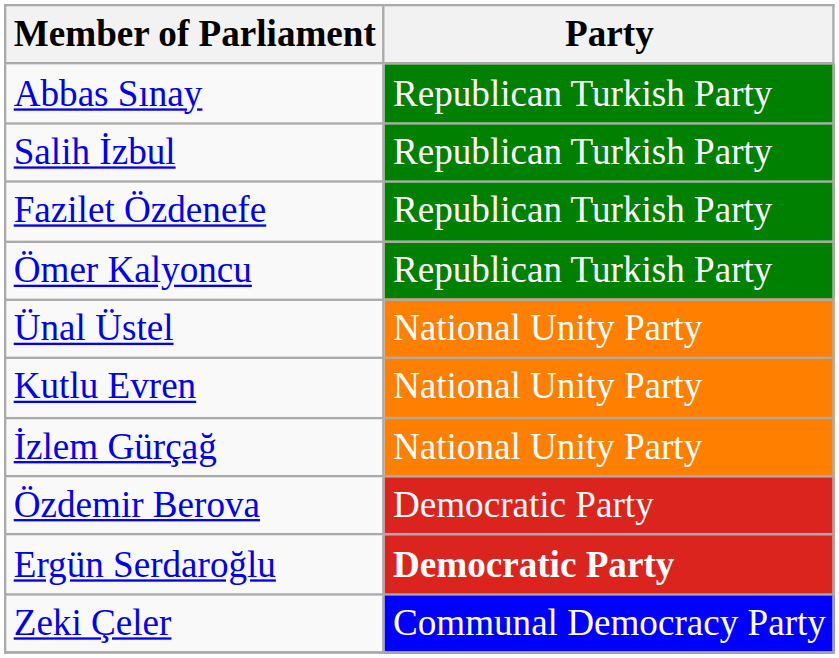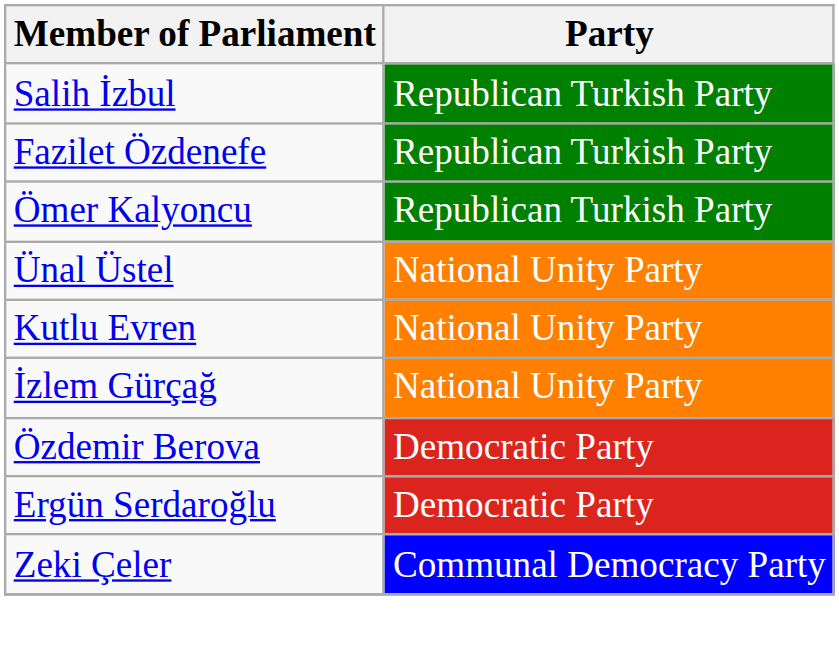- row: (108, 92)
(534, 563) bold -> (523, 504) normal
